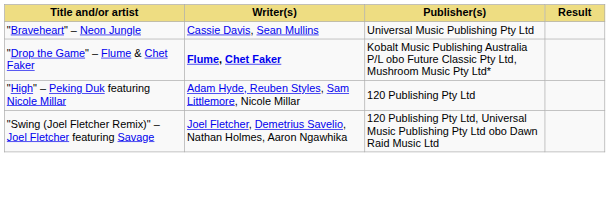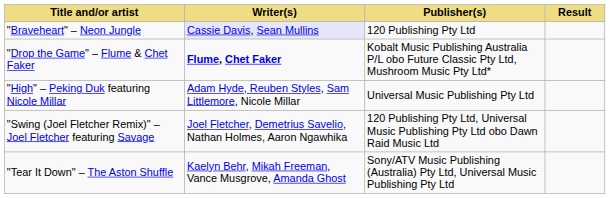(253, 30) no background -> (253, 30) lavender background
(451, 30) Universal Music Publishing Pty Ltd -> (421, 30) 120 Publishing Pty Ltd
(421, 95) 120 Publishing Pty Ltd -> (451, 95) Universal Music Publishing Pty Ltd
+ row: (90, 172)
